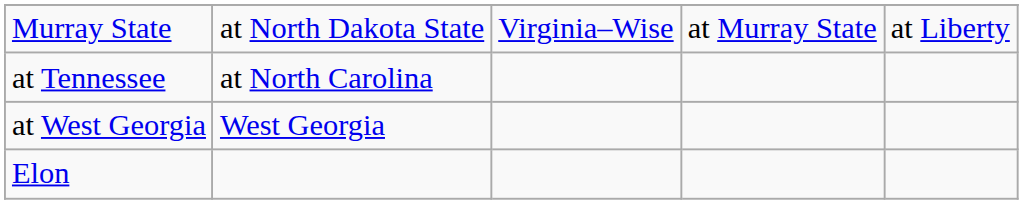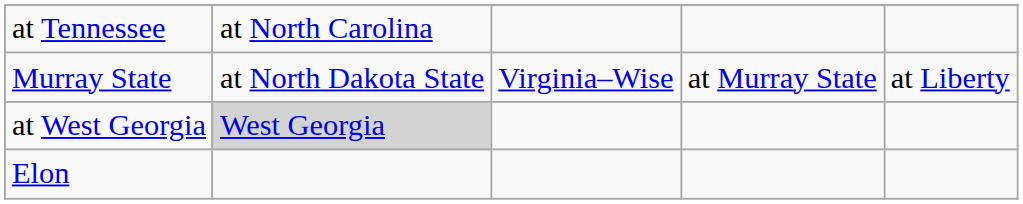rows swapped: (92, 28) <-> (89, 76)
(302, 125) no background -> (302, 125) lightgrey background
